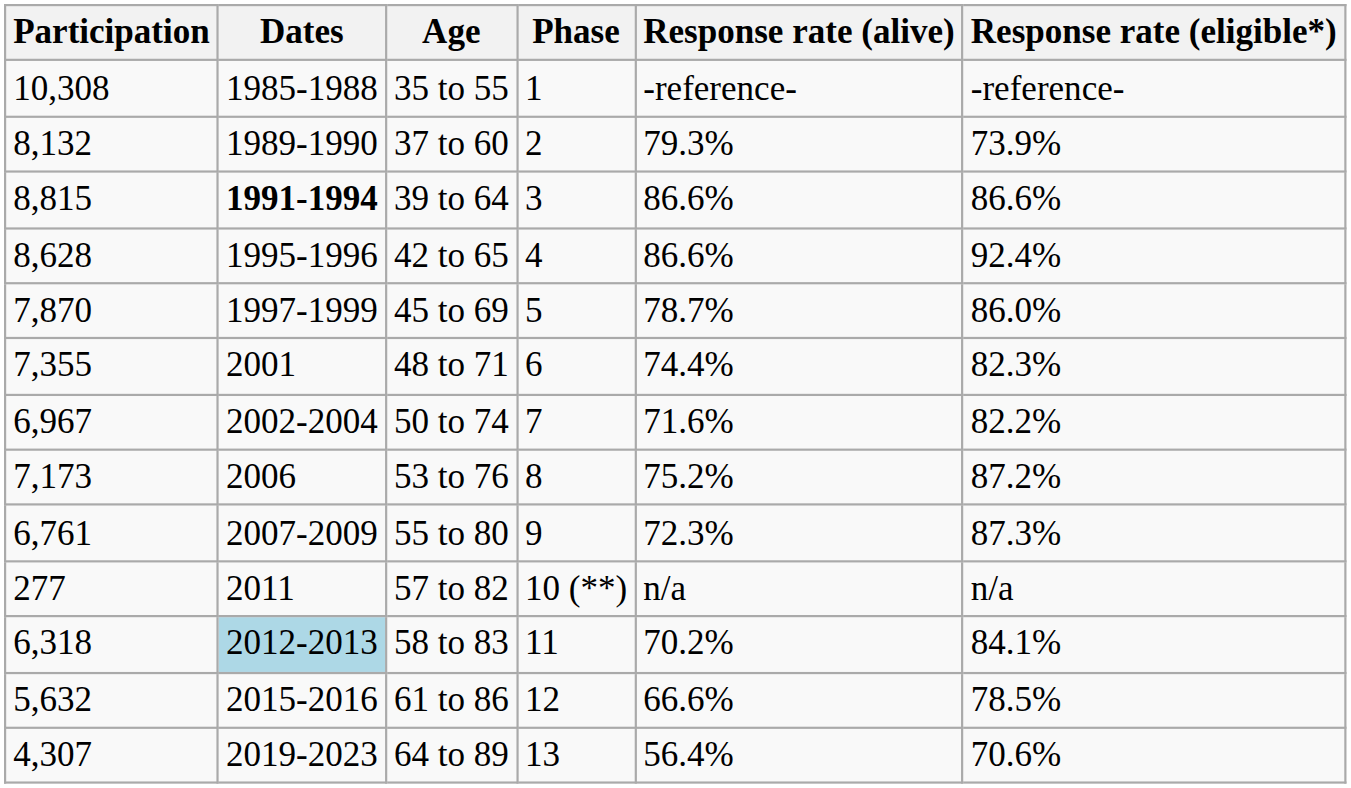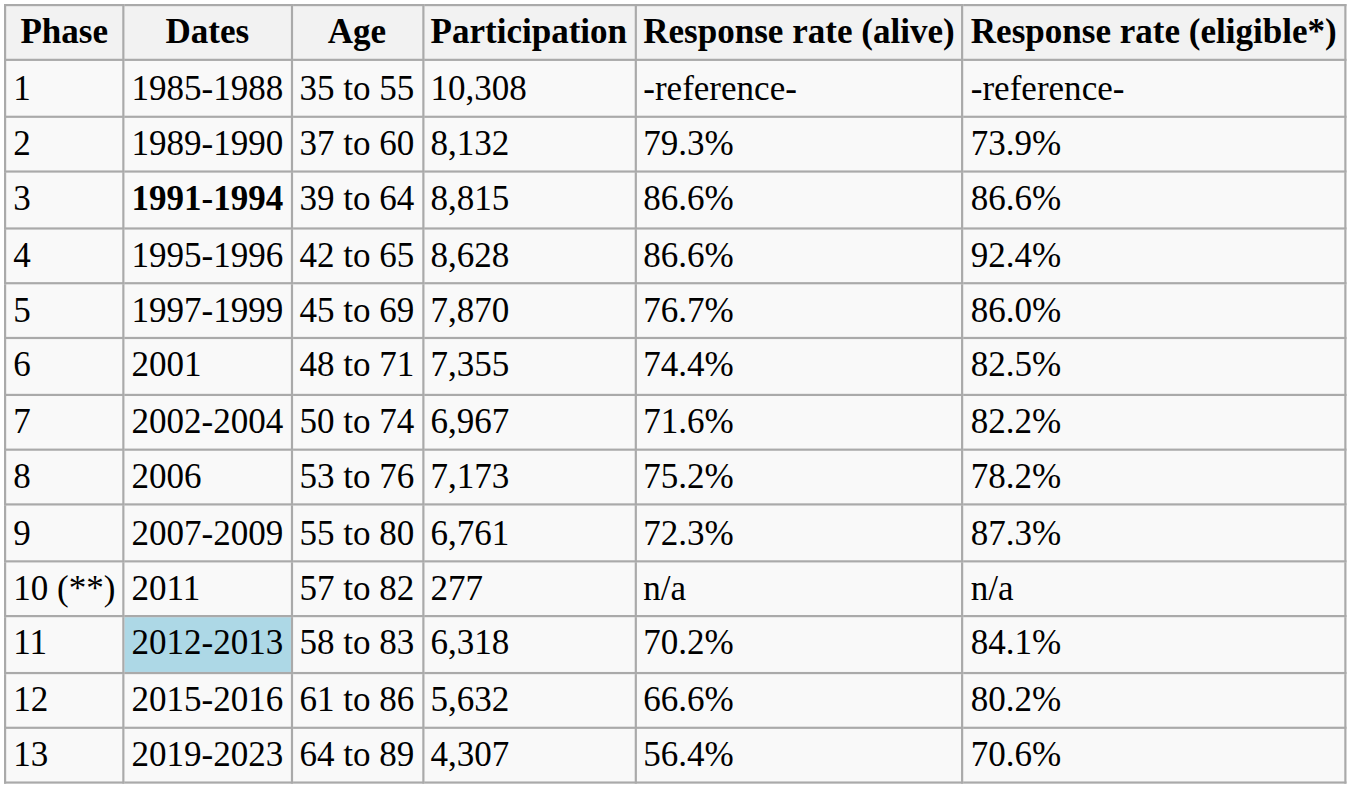columns swapped: (576, 32) <-> (111, 32)
(688, 310) 78.7% -> (688, 310) 76.7%
(1016, 365) 82.3% -> (1016, 365) 82.5%
(1016, 476) 87.2% -> (1016, 476) 78.2%
(1016, 699) 78.5% -> (1016, 699) 80.2%
